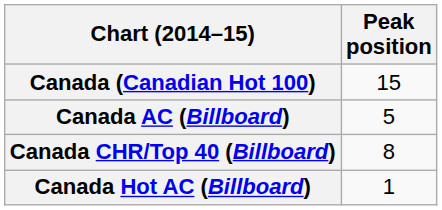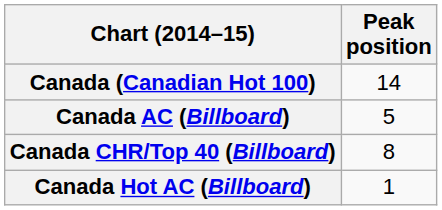(389, 81) 15 -> (389, 81) 14
